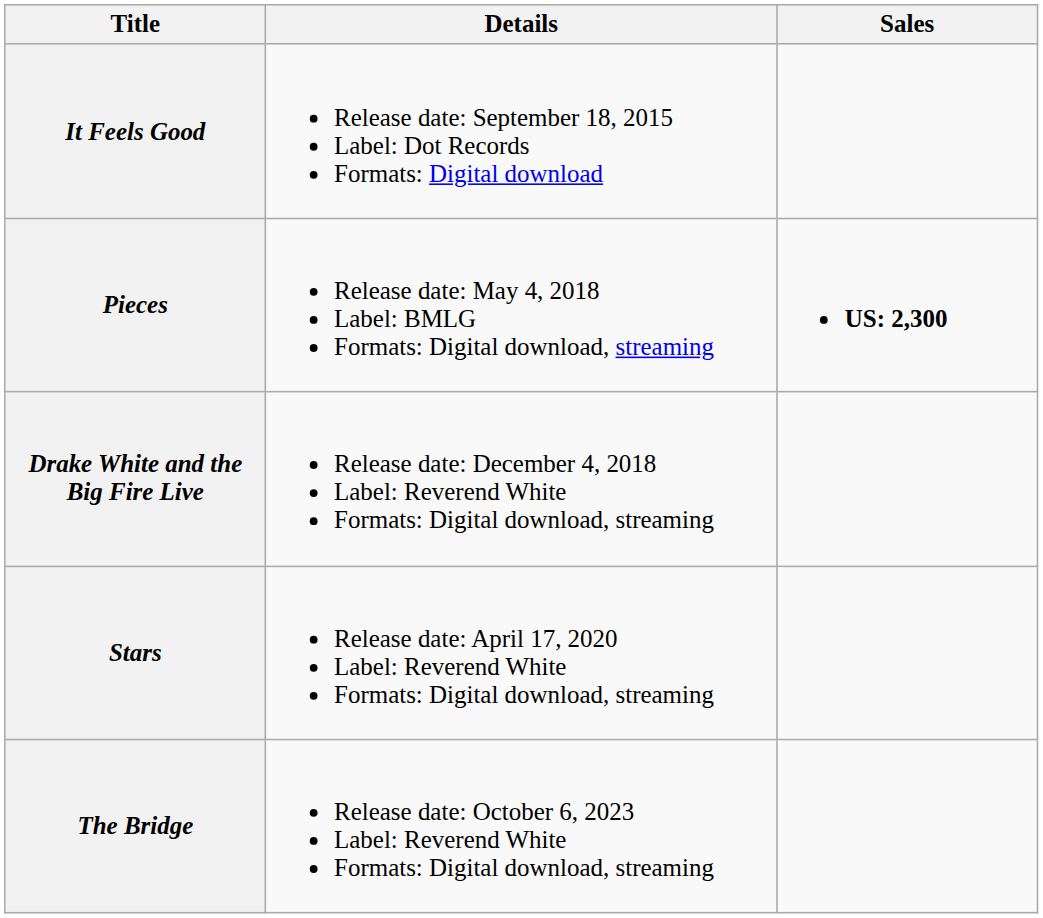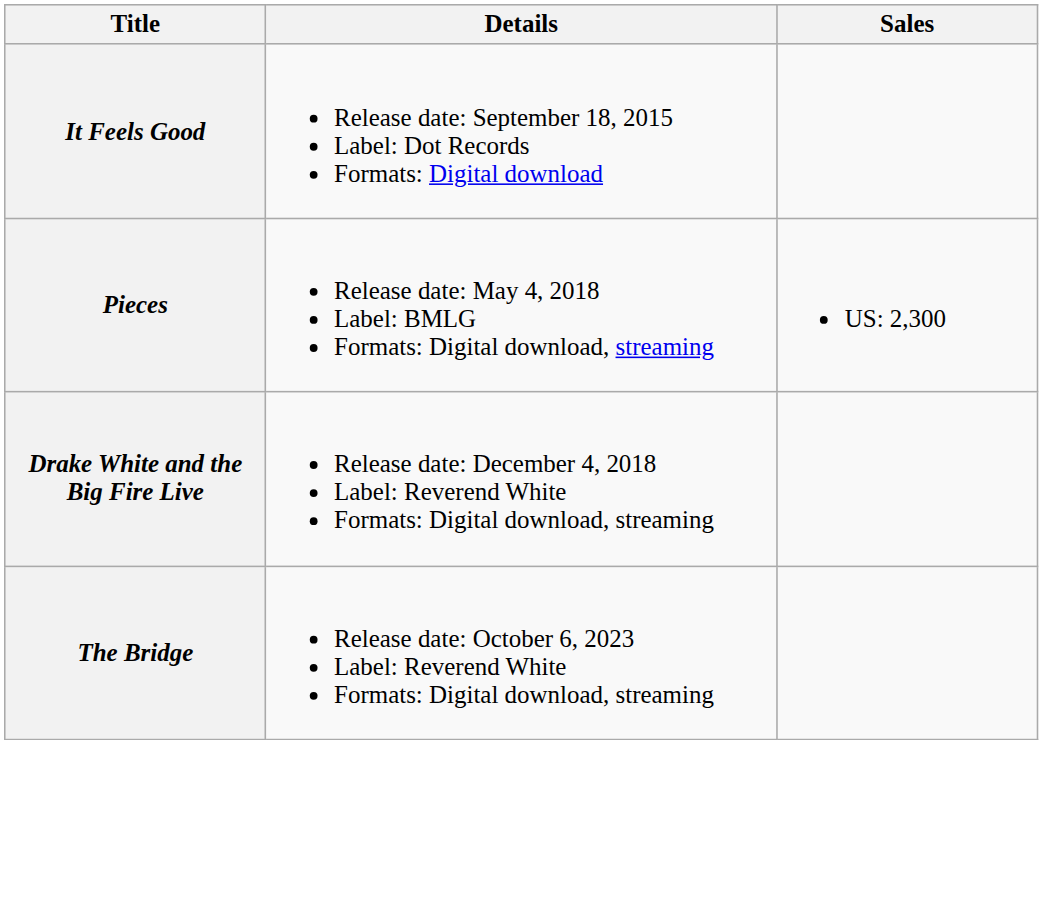(907, 319) bold -> (907, 319) normal
- row: (135, 652)
